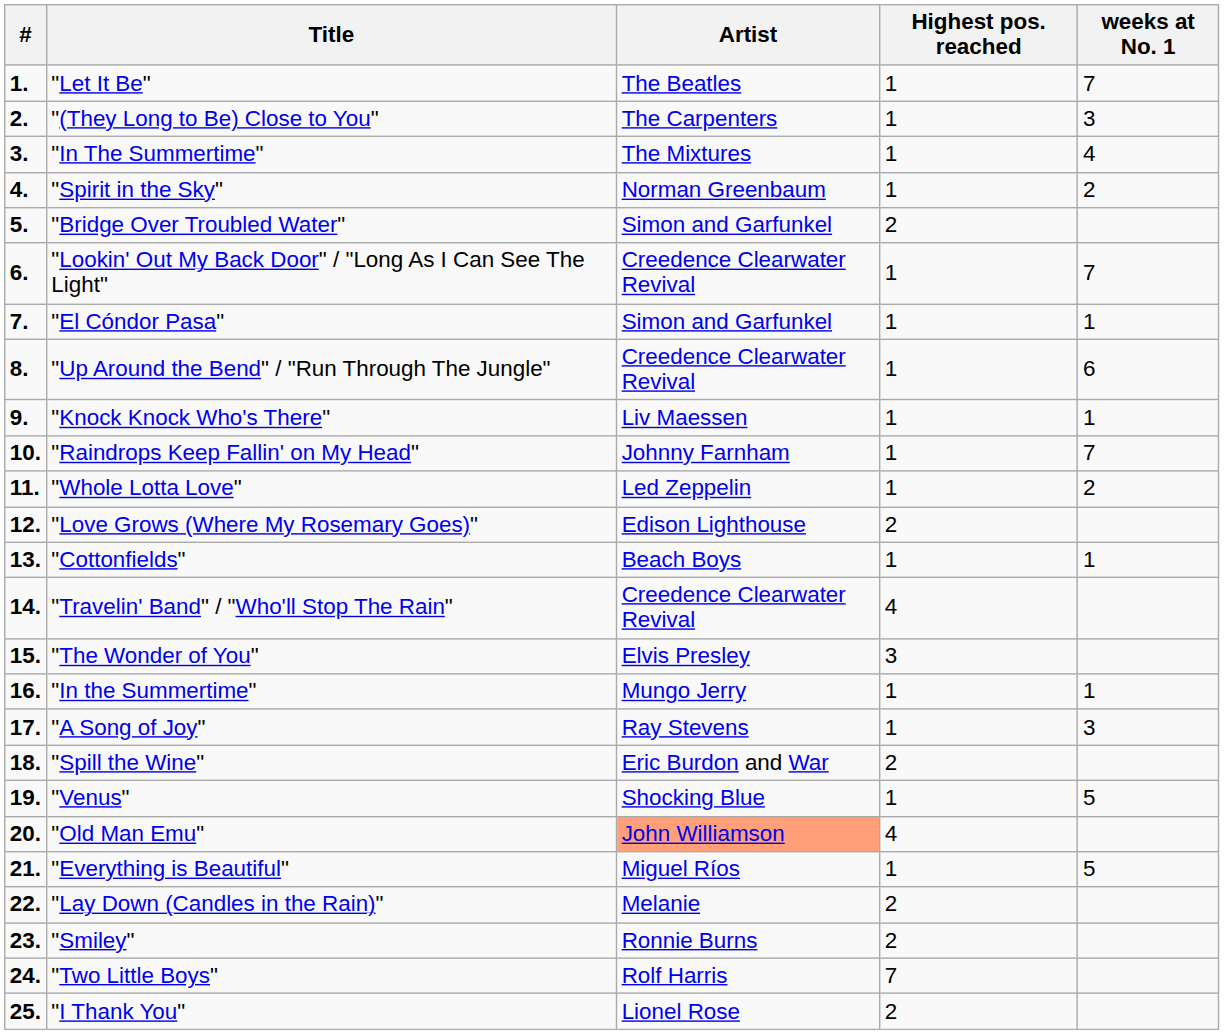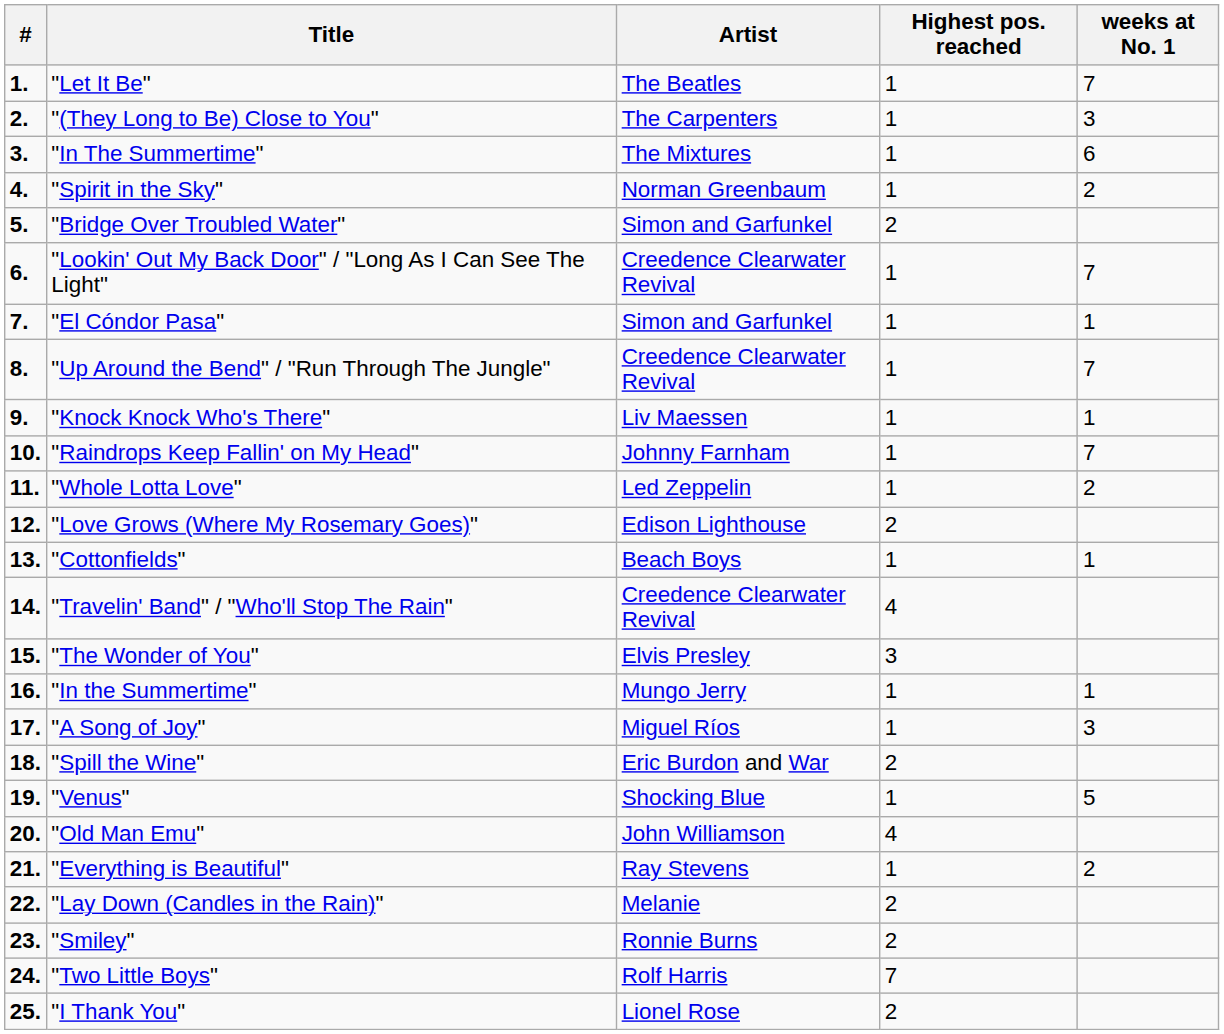(1089, 154) 4 -> (1089, 154) 6
(1089, 369) 6 -> (1089, 369) 7
(685, 726) Ray Stevens -> (681, 726) Miguel Ríos
(703, 833) lightsalmon background -> (703, 833) no background
(681, 869) Miguel Ríos -> (685, 869) Ray Stevens
(1089, 869) 5 -> (1089, 869) 2
